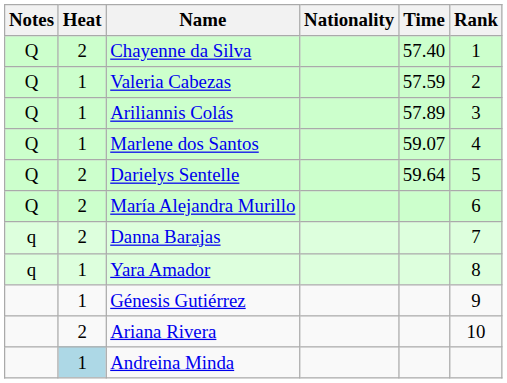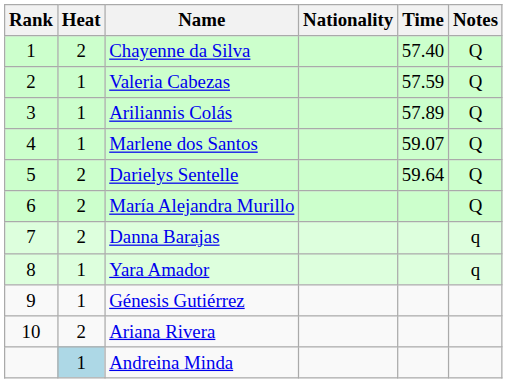columns swapped: (476, 20) <-> (31, 20)
